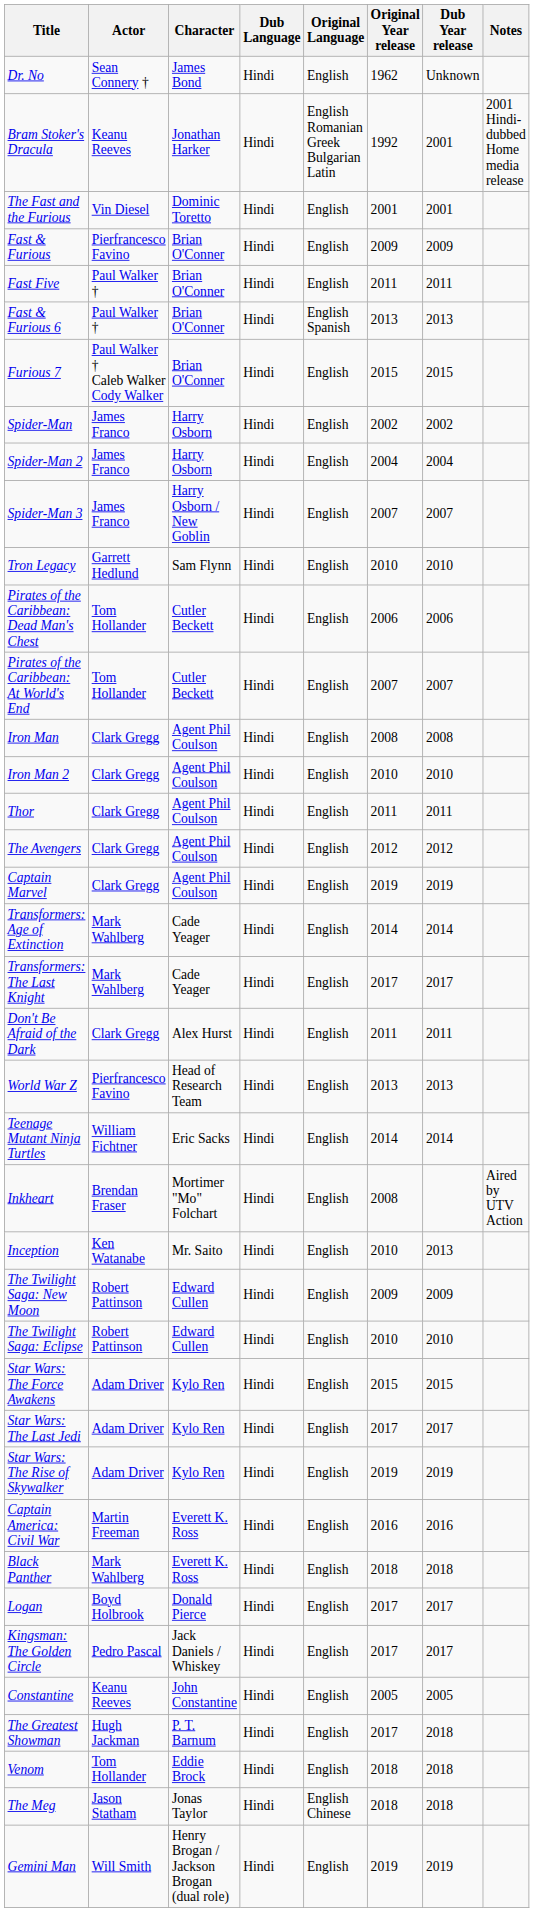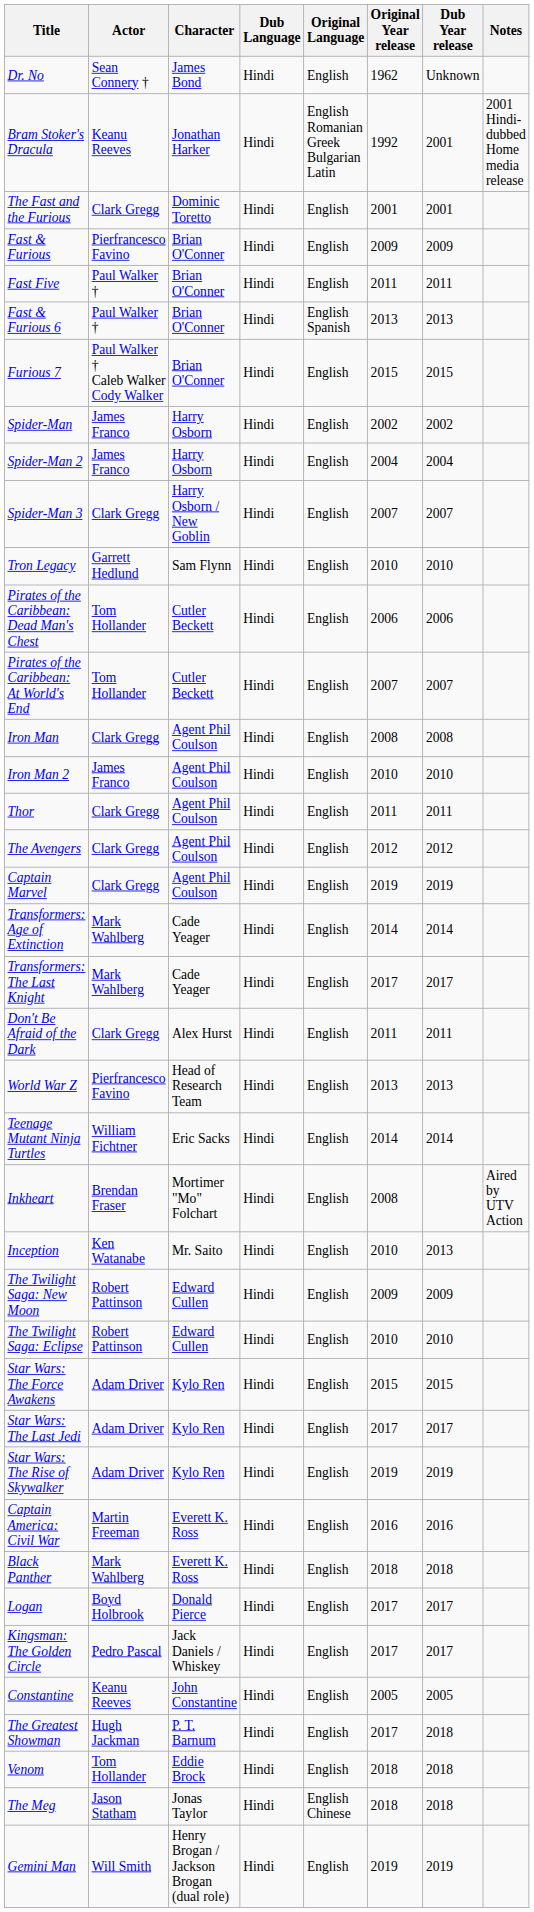(121, 210) Vin Diesel -> (125, 210) Clark Gregg
(111, 514) James Franco -> (125, 514) Clark Gregg
(125, 774) Clark Gregg -> (111, 774) James Franco
